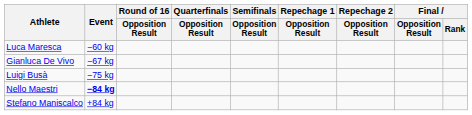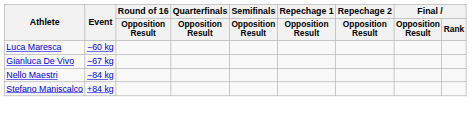- row: (27, 76)
(101, 89) bold -> (100, 76) normal
